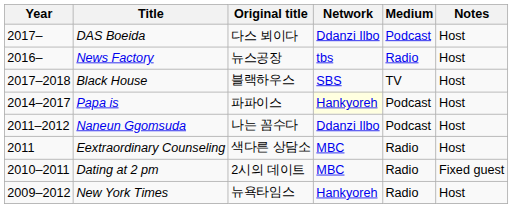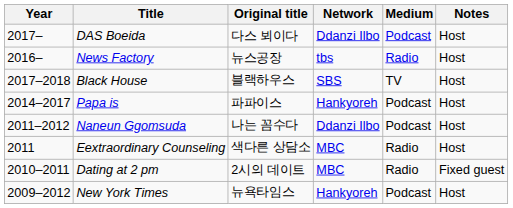(347, 103) lightyellow background -> (347, 103) no background
(402, 192) Radio -> (408, 192) Podcast
